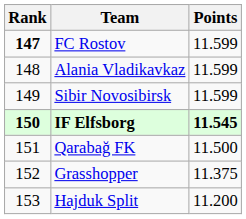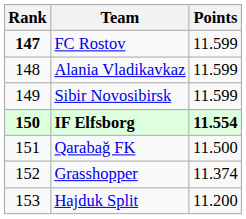(215, 122) 11.545 -> (215, 122) 11.554
(215, 174) 11.375 -> (215, 174) 11.374
